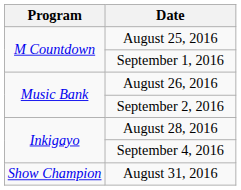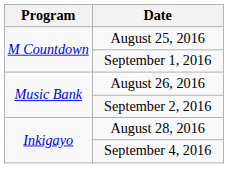- row: (170, 173)
